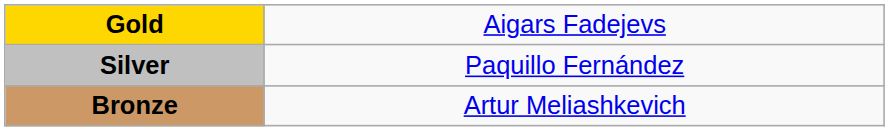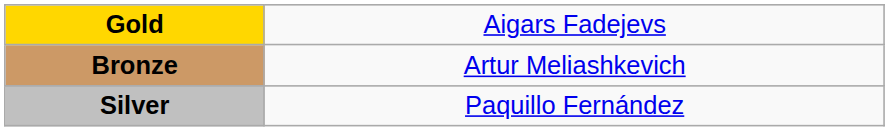rows swapped: (135, 65) <-> (135, 105)
